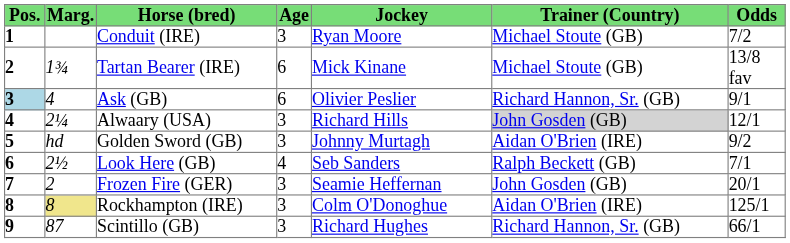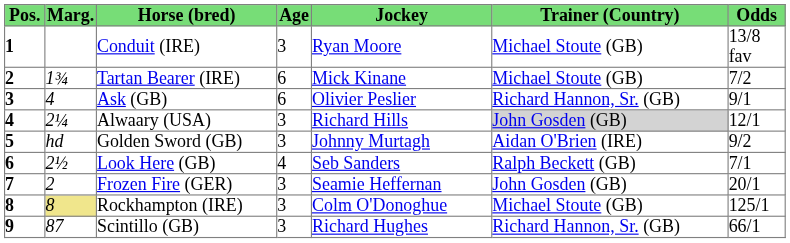(740, 36) 7/2 -> (745, 46) 13/8 fav
(745, 67) 13/8 fav -> (740, 77) 7/2
(10, 99) lightblue background -> (10, 99) no background
(567, 205) Aidan O'Brien (IRE) -> (567, 205) Michael Stoute (GB)
